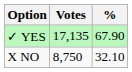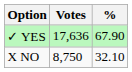(71, 36) 17,135 -> (71, 36) 17,636
